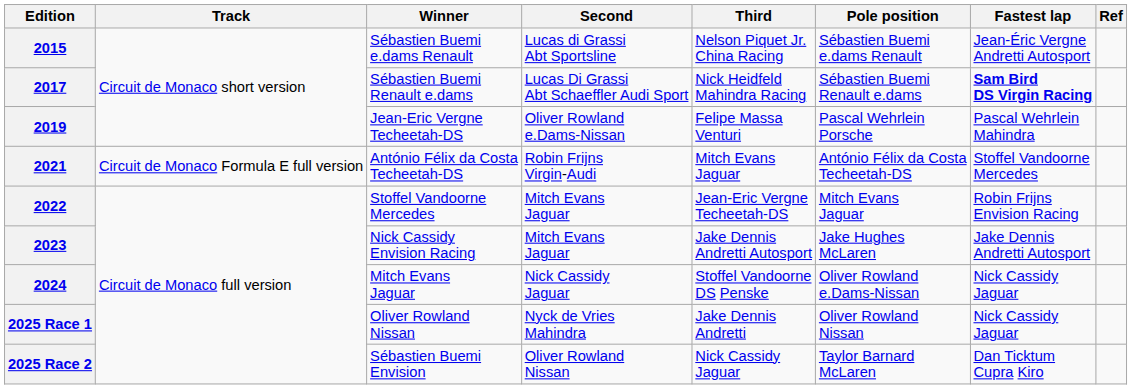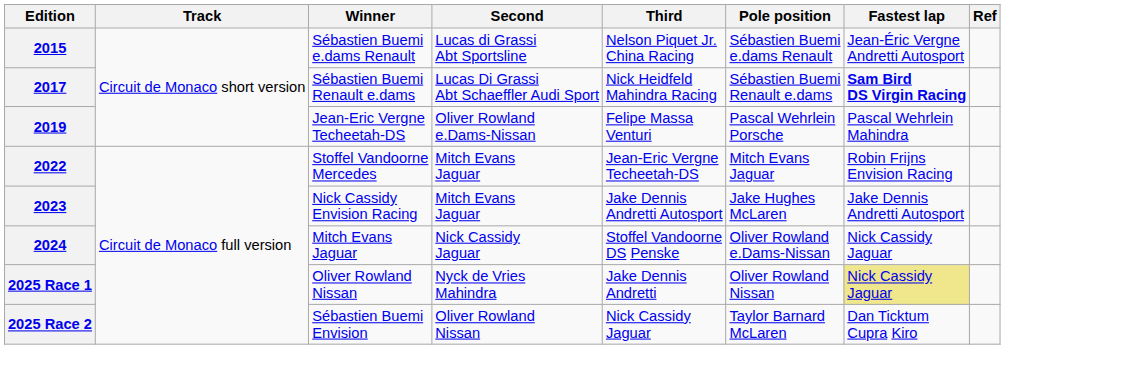- row: (50, 166)
(1016, 325) no background -> (890, 285) khaki background
